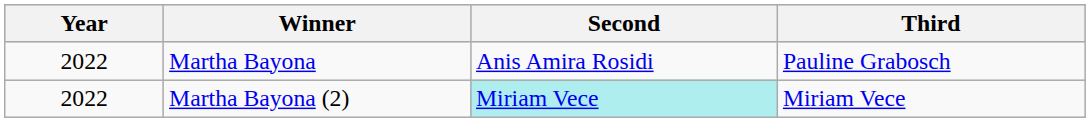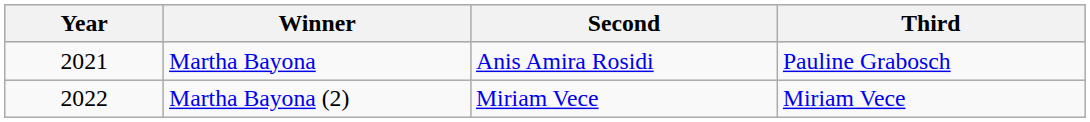(84, 60) 2022 -> (84, 60) 2021
(537, 98) paleturquoise background -> (537, 98) no background
